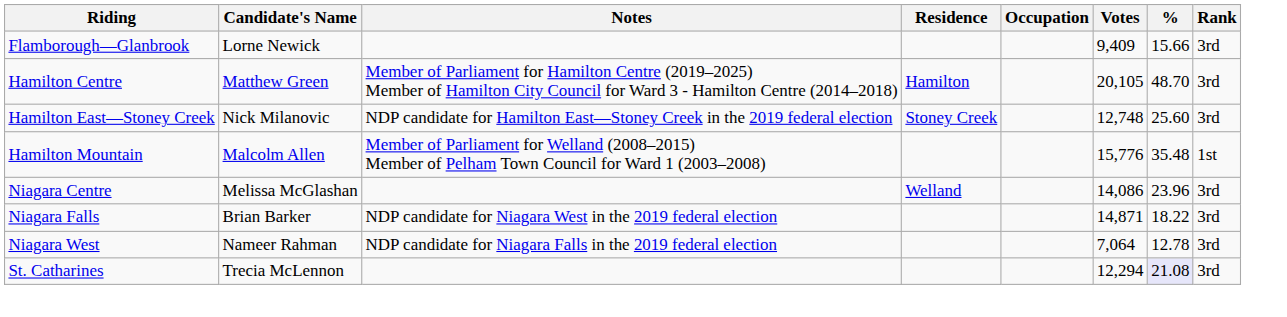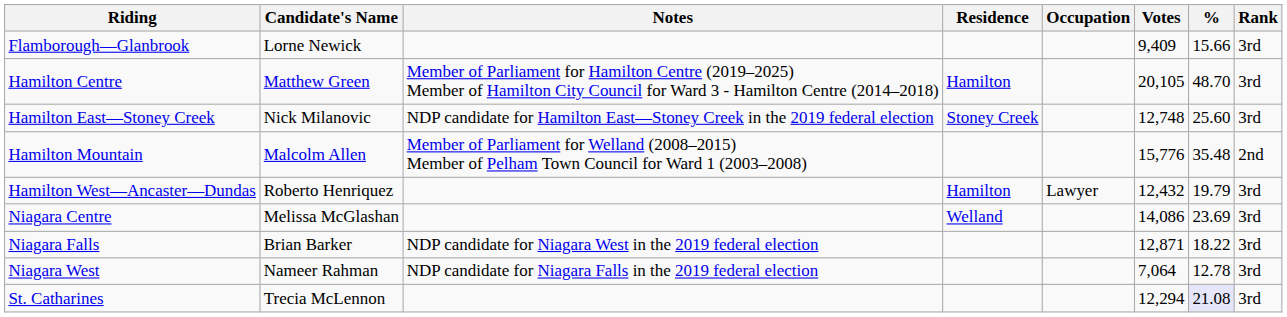(1207, 154) 1st -> (1251, 154) 2nd
+ row: (132, 190)
(1170, 190) 23.96 -> (1211, 217) 23.69
(1120, 217) 14,871 -> (1161, 244) 12,871
